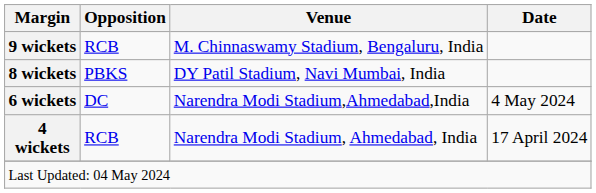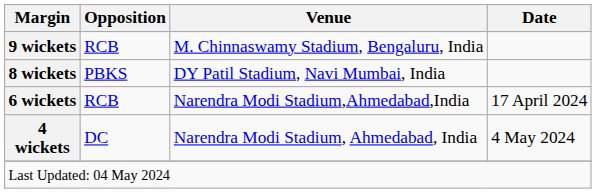(96, 100) DC -> (101, 100) RCB
(533, 100) 4 May 2024 -> (539, 100) 17 April 2024
(101, 137) RCB -> (96, 137) DC
(539, 137) 17 April 2024 -> (533, 137) 4 May 2024
